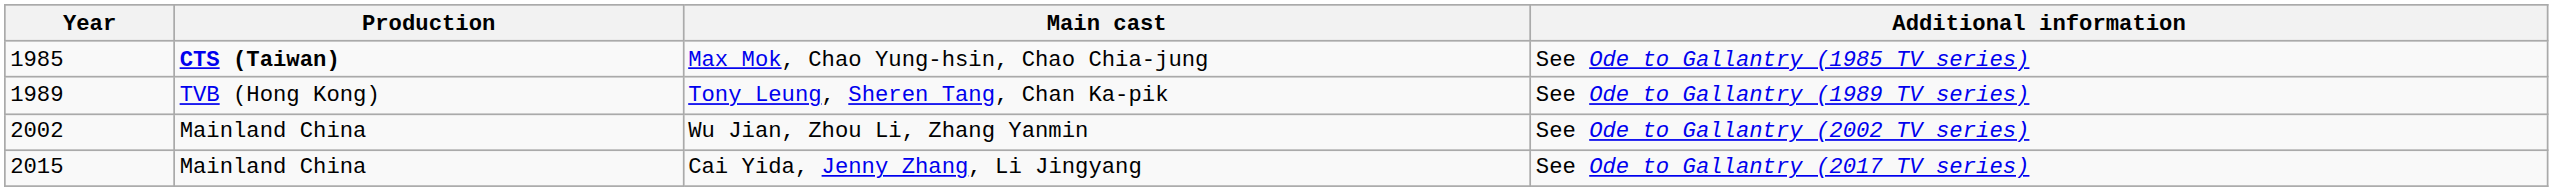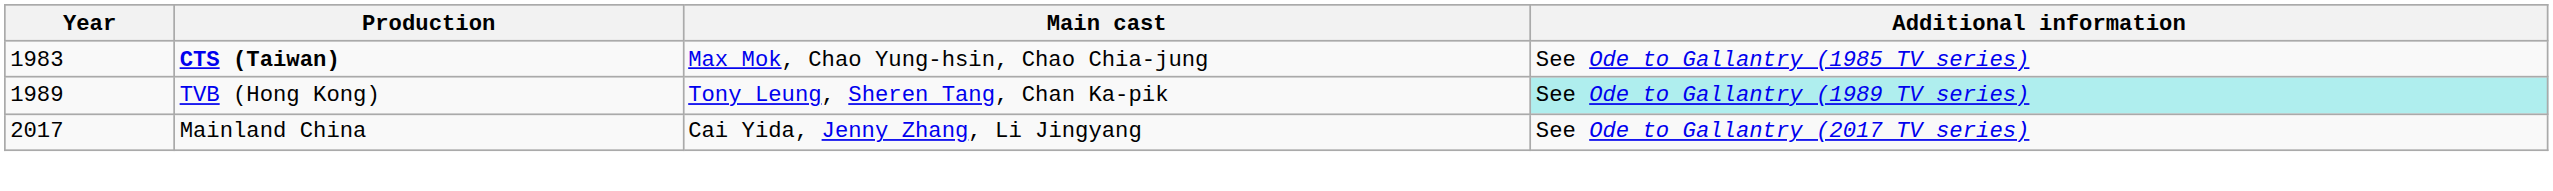(37, 59) 1985 -> (37, 59) 1983
(1783, 95) no background -> (1783, 95) paleturquoise background
- row: (888, 132)
(37, 168) 2015 -> (37, 132) 2017
